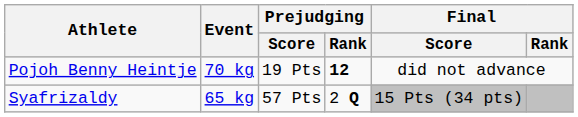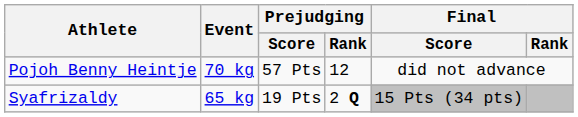(292, 71) 19 Pts -> (292, 71) 57 Pts
(339, 71) bold -> (339, 71) normal
(292, 98) 57 Pts -> (292, 98) 19 Pts
